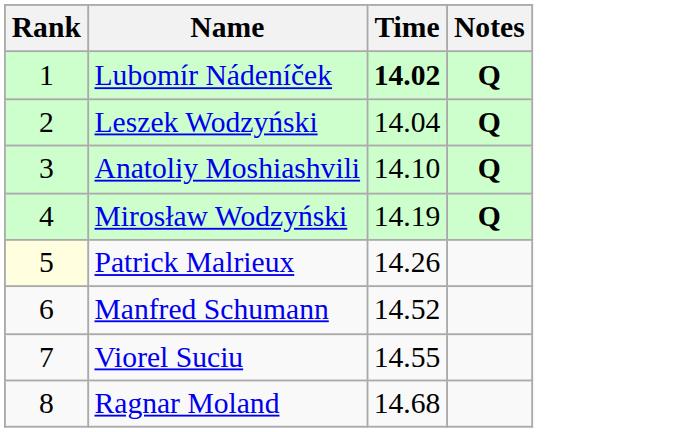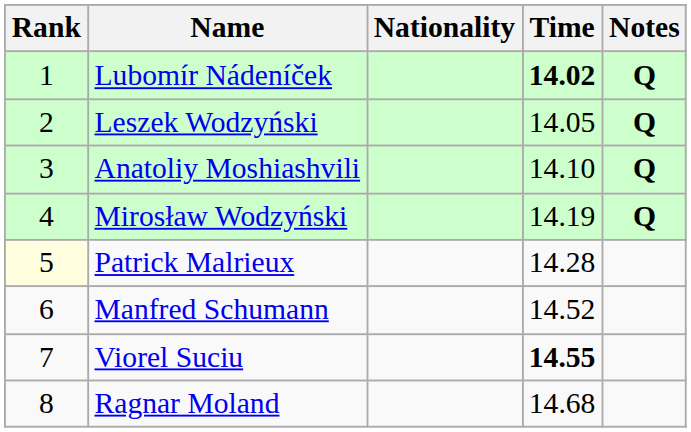+ column: (444, 27)
(407, 121) 14.04 -> (562, 121) 14.05
(407, 262) 14.26 -> (562, 262) 14.28
(407, 356) normal -> (562, 356) bold
